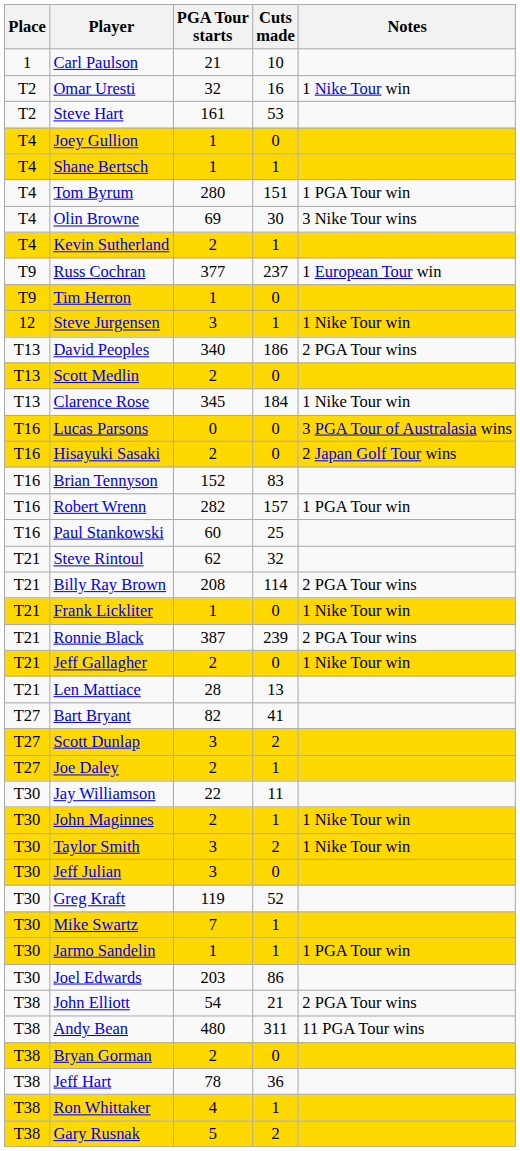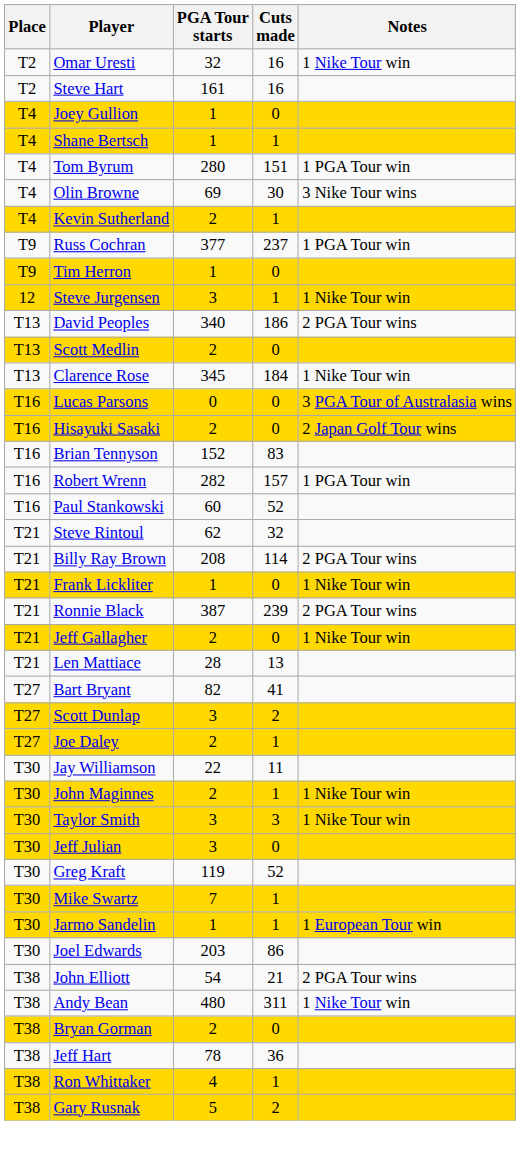- row: (96, 62)
(276, 114) 53 -> (276, 88) 16
(372, 271) 1 European Tour win -> (356, 245) 1 PGA Tour win
(276, 532) 25 -> (276, 506) 52
(276, 846) 2 -> (276, 820) 3
(356, 950) 1 PGA Tour win -> (372, 924) 1 European Tour win
(363, 1029) 11 PGA Tour wins -> (356, 1003) 1 Nike Tour win
